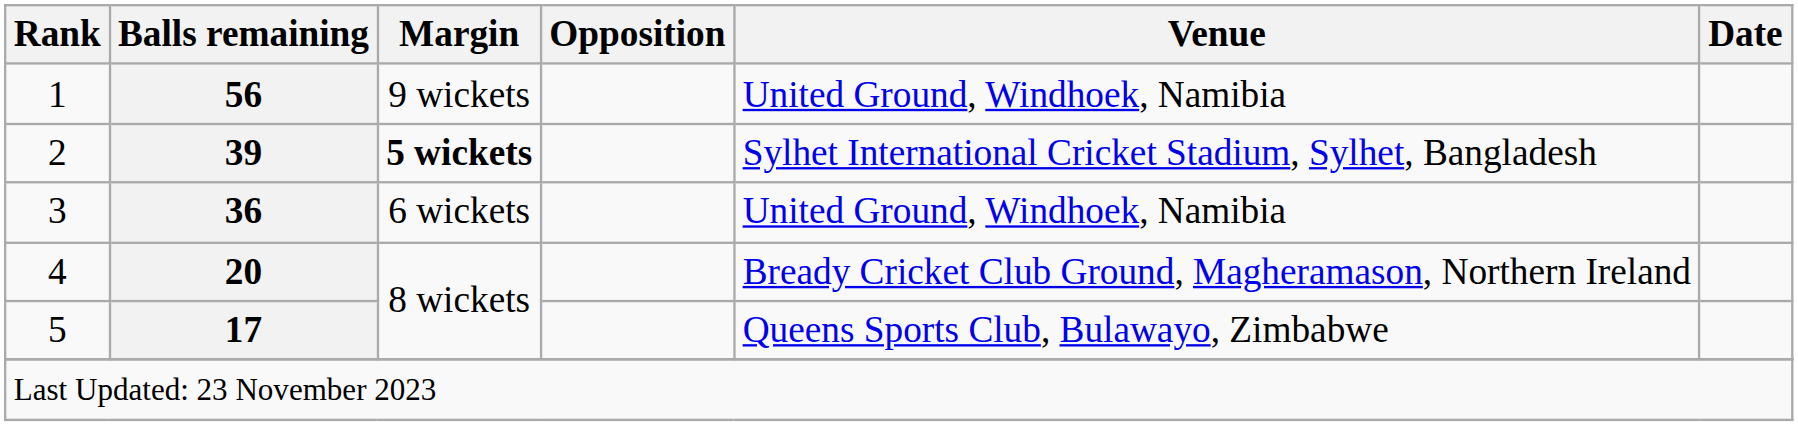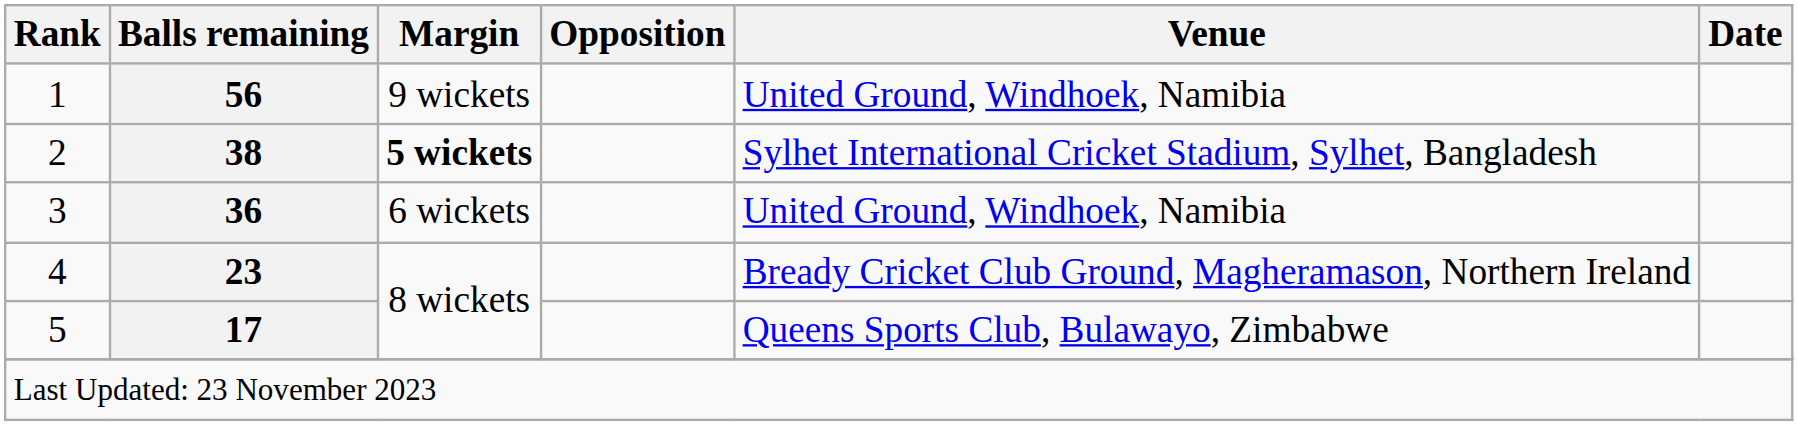(243, 152) 39 -> (243, 152) 38
(243, 270) 20 -> (243, 270) 23
